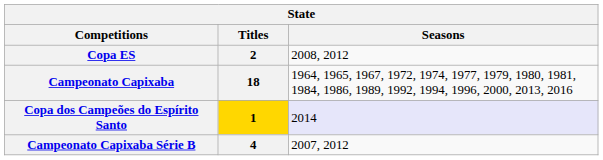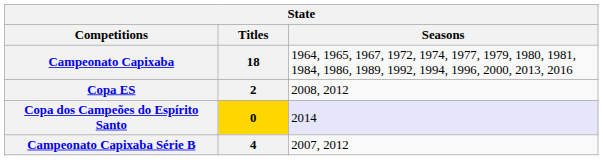rows swapped: (111, 82) <-> (111, 55)
(253, 117) 1 -> (253, 117) 0
